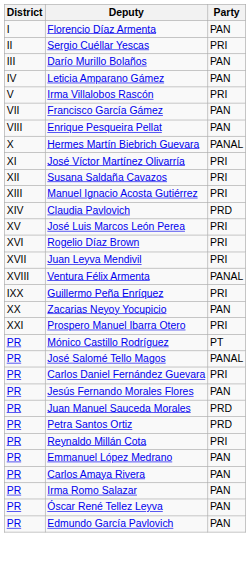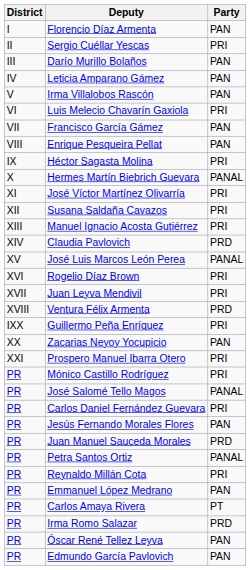(219, 95) PRI -> (220, 95) PAN
+ row: (118, 111)
+ row: (100, 161)
(219, 227) PRI -> (227, 260) PANAL
(227, 276) PANAL -> (221, 309) PRD
(217, 342) PT -> (219, 375) PRI
(221, 425) PRD -> (227, 458) PANAL
(220, 474) PAN -> (217, 507) PT
(220, 491) PAN -> (221, 524) PRD
